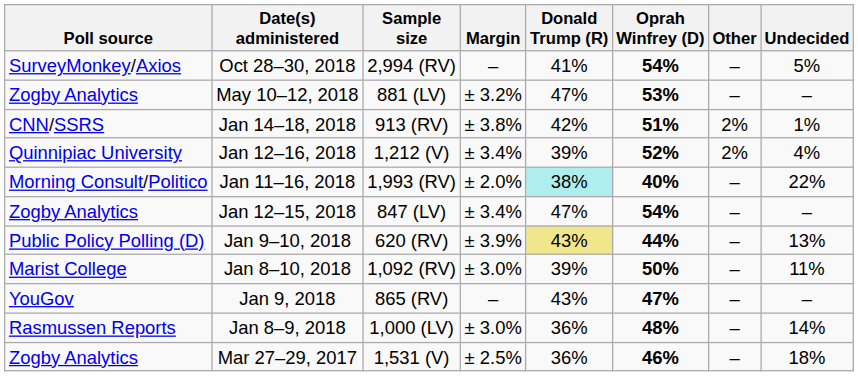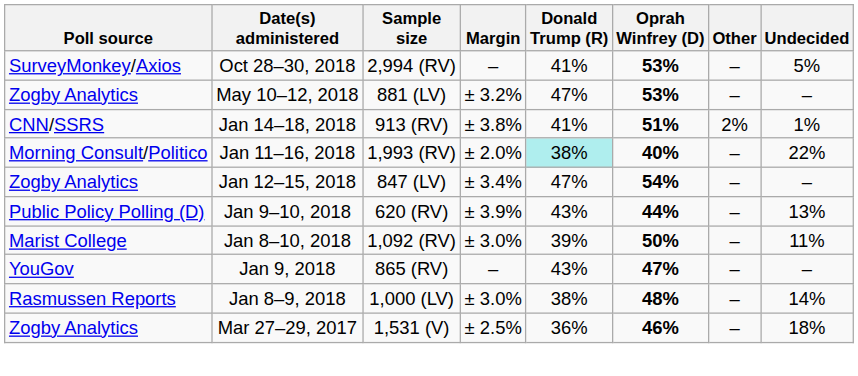(660, 66) 54% -> (660, 66) 53%
(569, 124) 42% -> (569, 124) 41%
- row: (287, 153)
(569, 241) khaki background -> (569, 211) no background
(569, 328) 36% -> (569, 299) 38%
